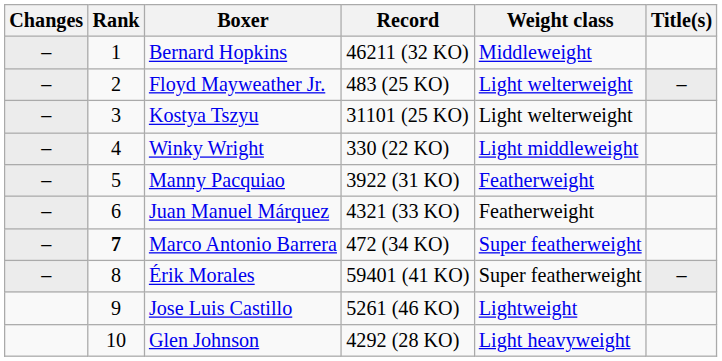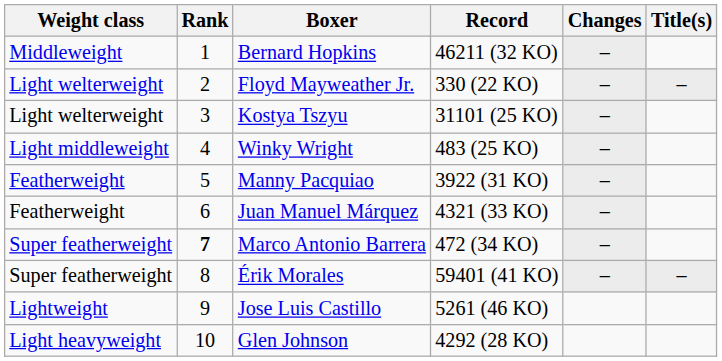columns swapped: (46, 20) <-> (560, 20)
(398, 84) 483 (25 KO) -> (487, 84) 330 (22 KO)
(398, 148) 330 (22 KO) -> (487, 148) 483 (25 KO)
